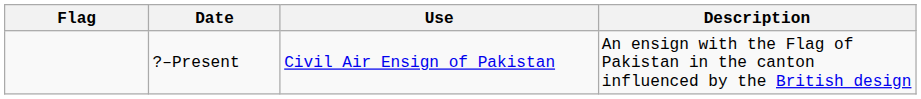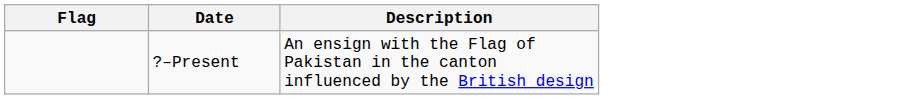- column: (439, 18)
